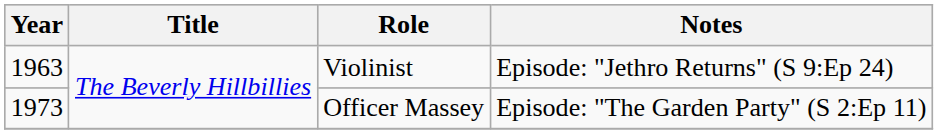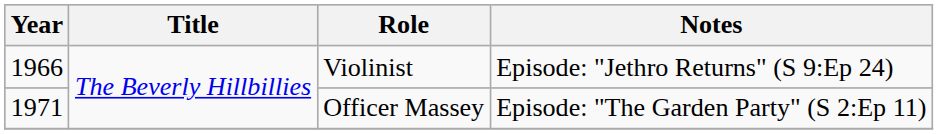(37, 66) 1963 -> (37, 66) 1966
(37, 107) 1973 -> (37, 107) 1971
